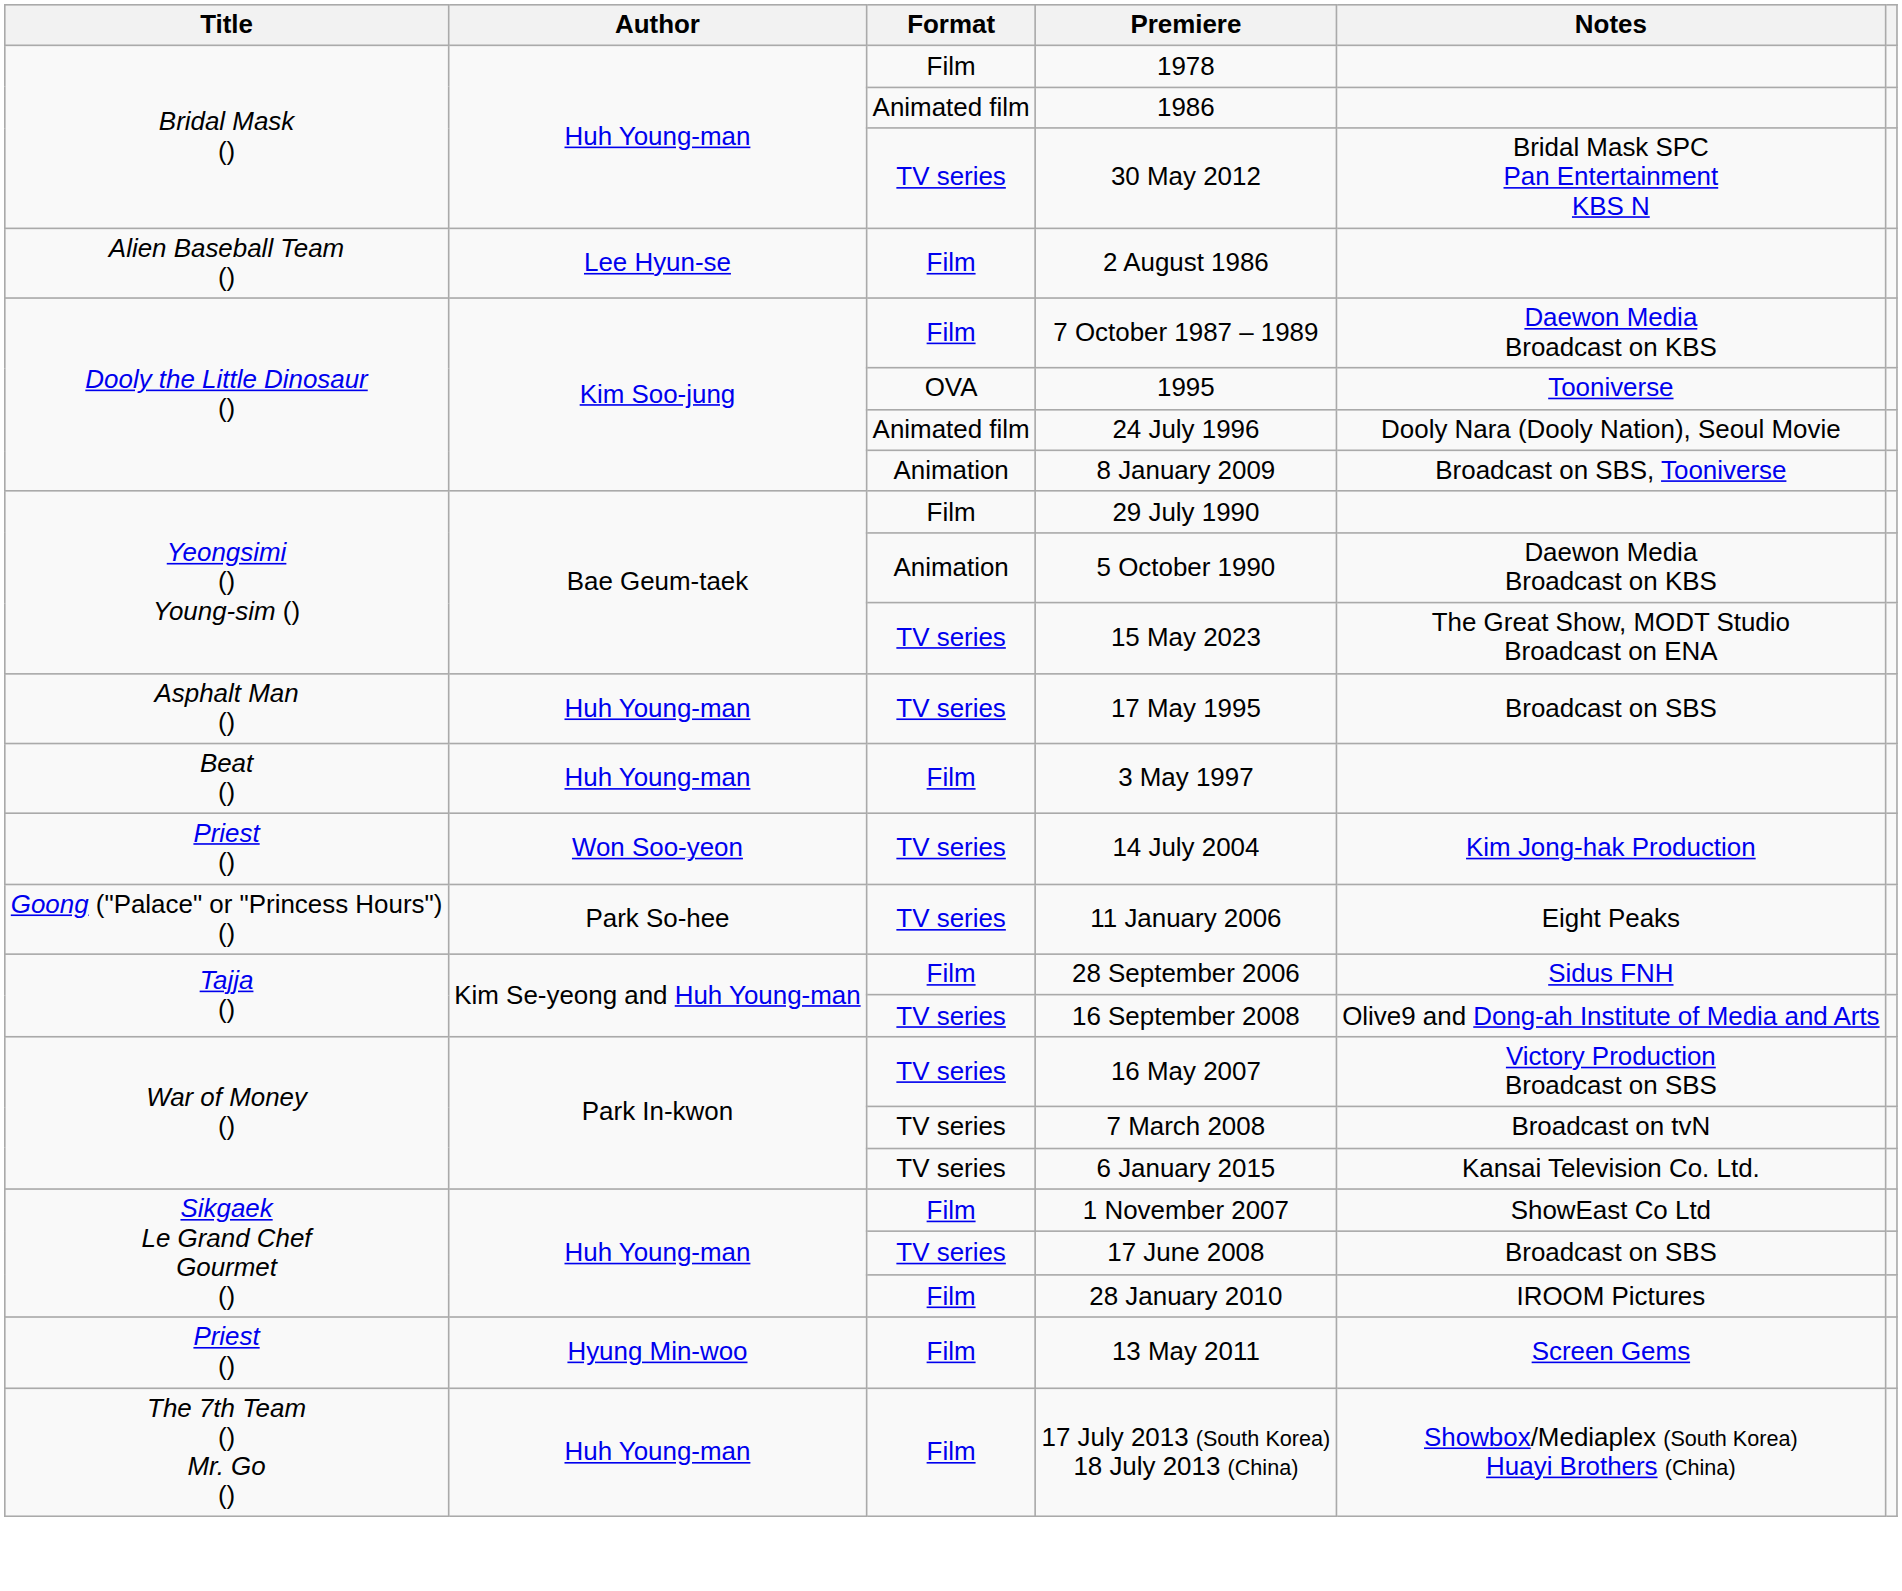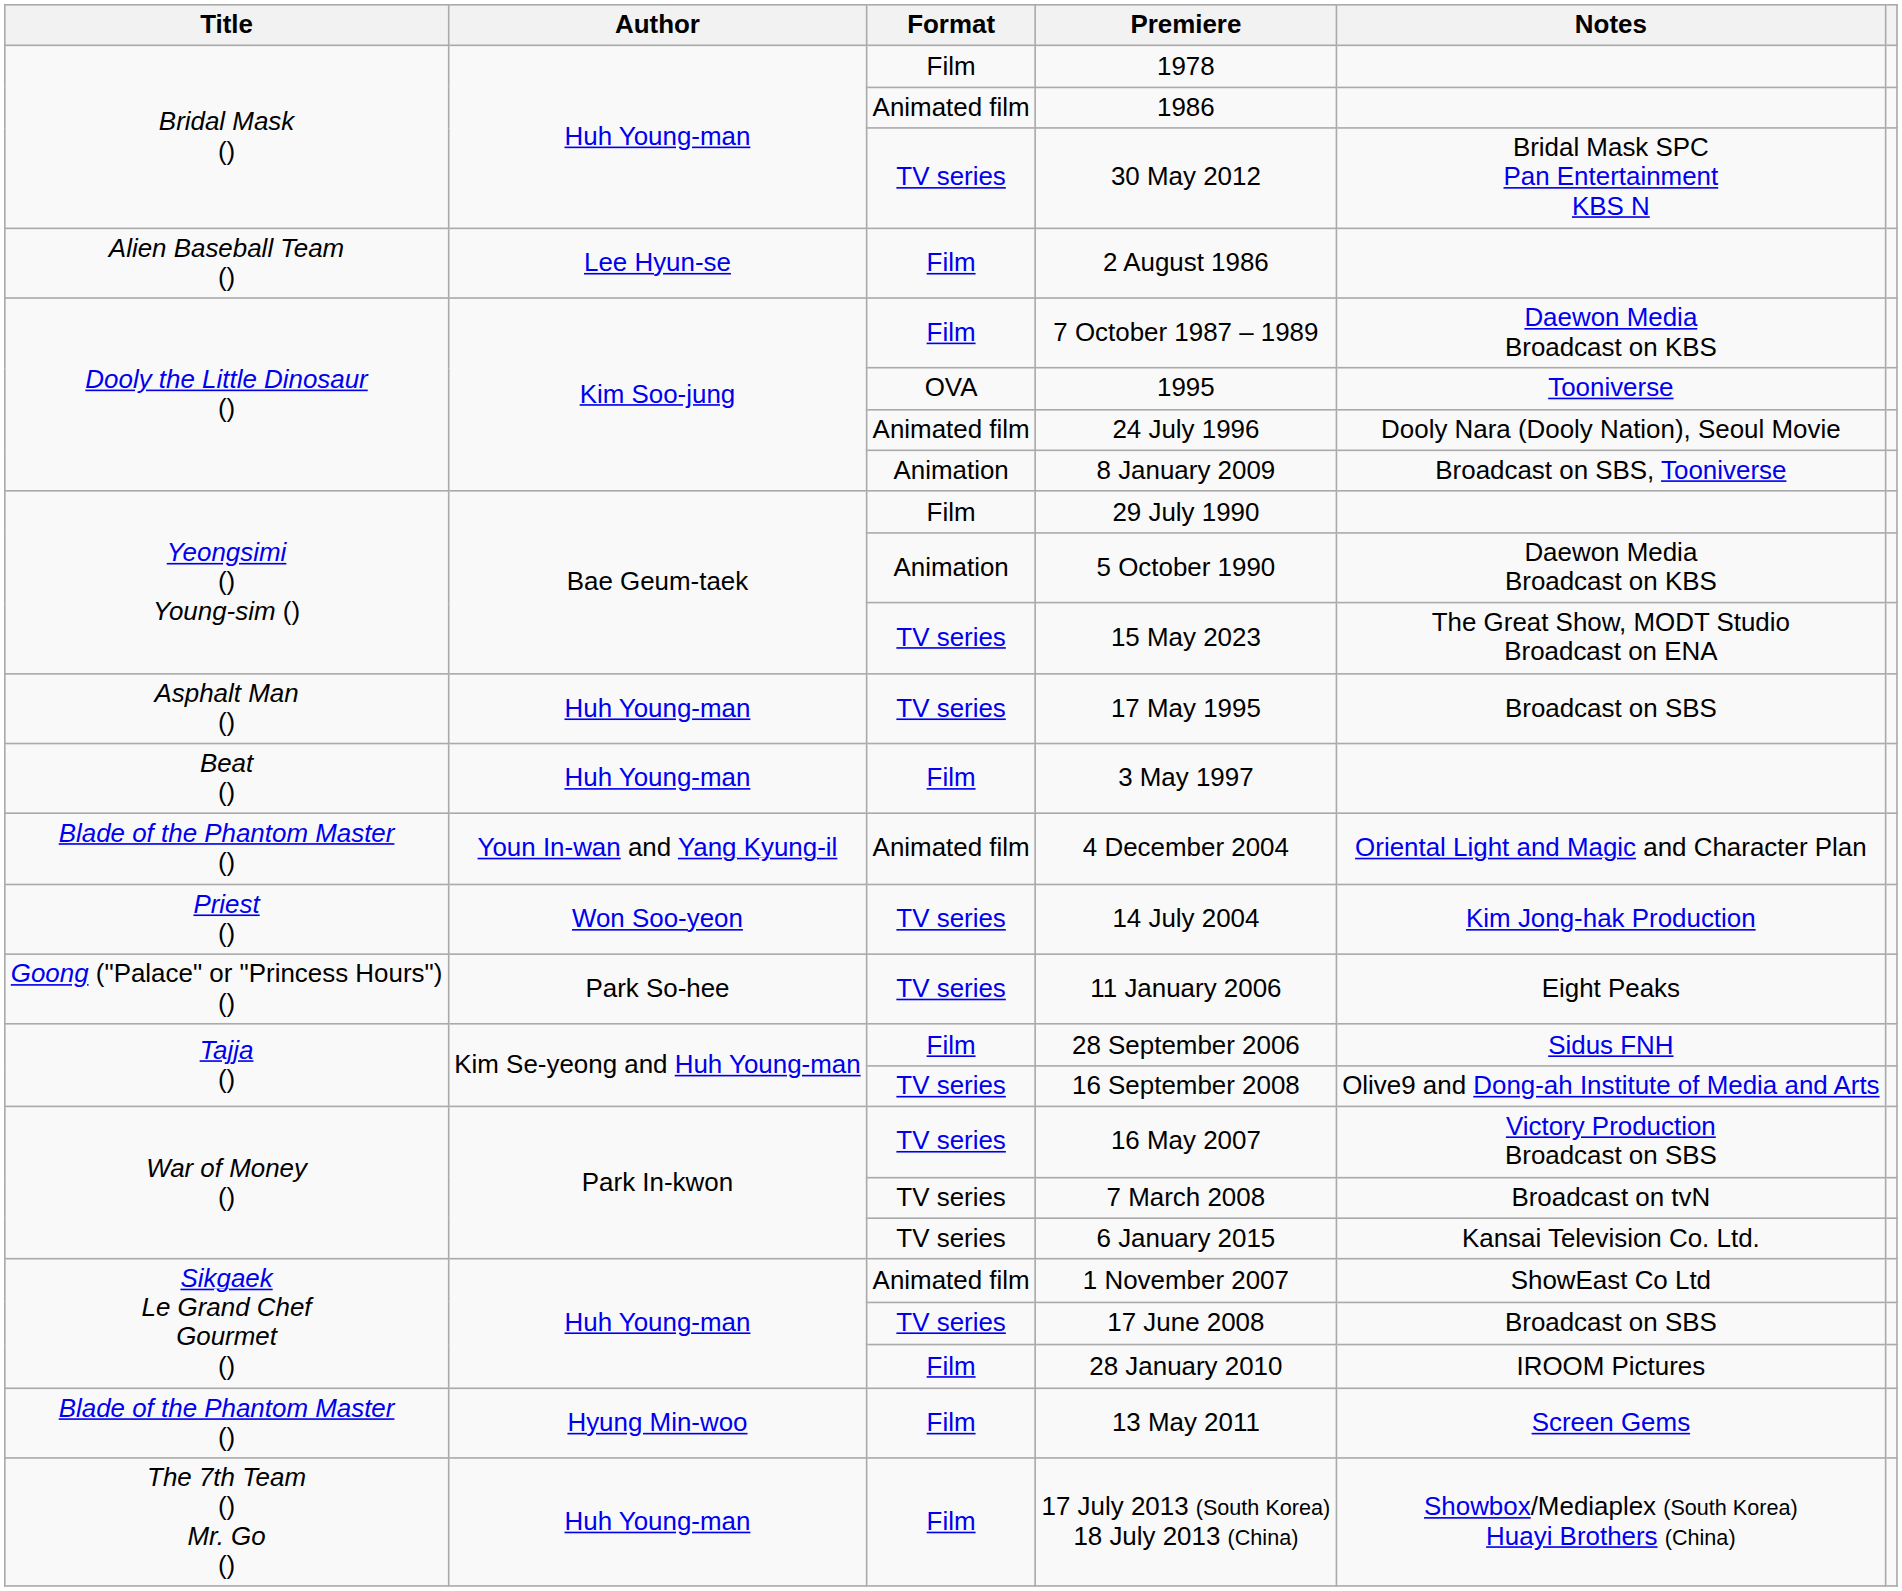+ row: (1186, 848)
(951, 1209) Film -> (951, 1280) Animated film
(227, 1352) Priest () -> (227, 1422) Blade of the Phantom Master ()
